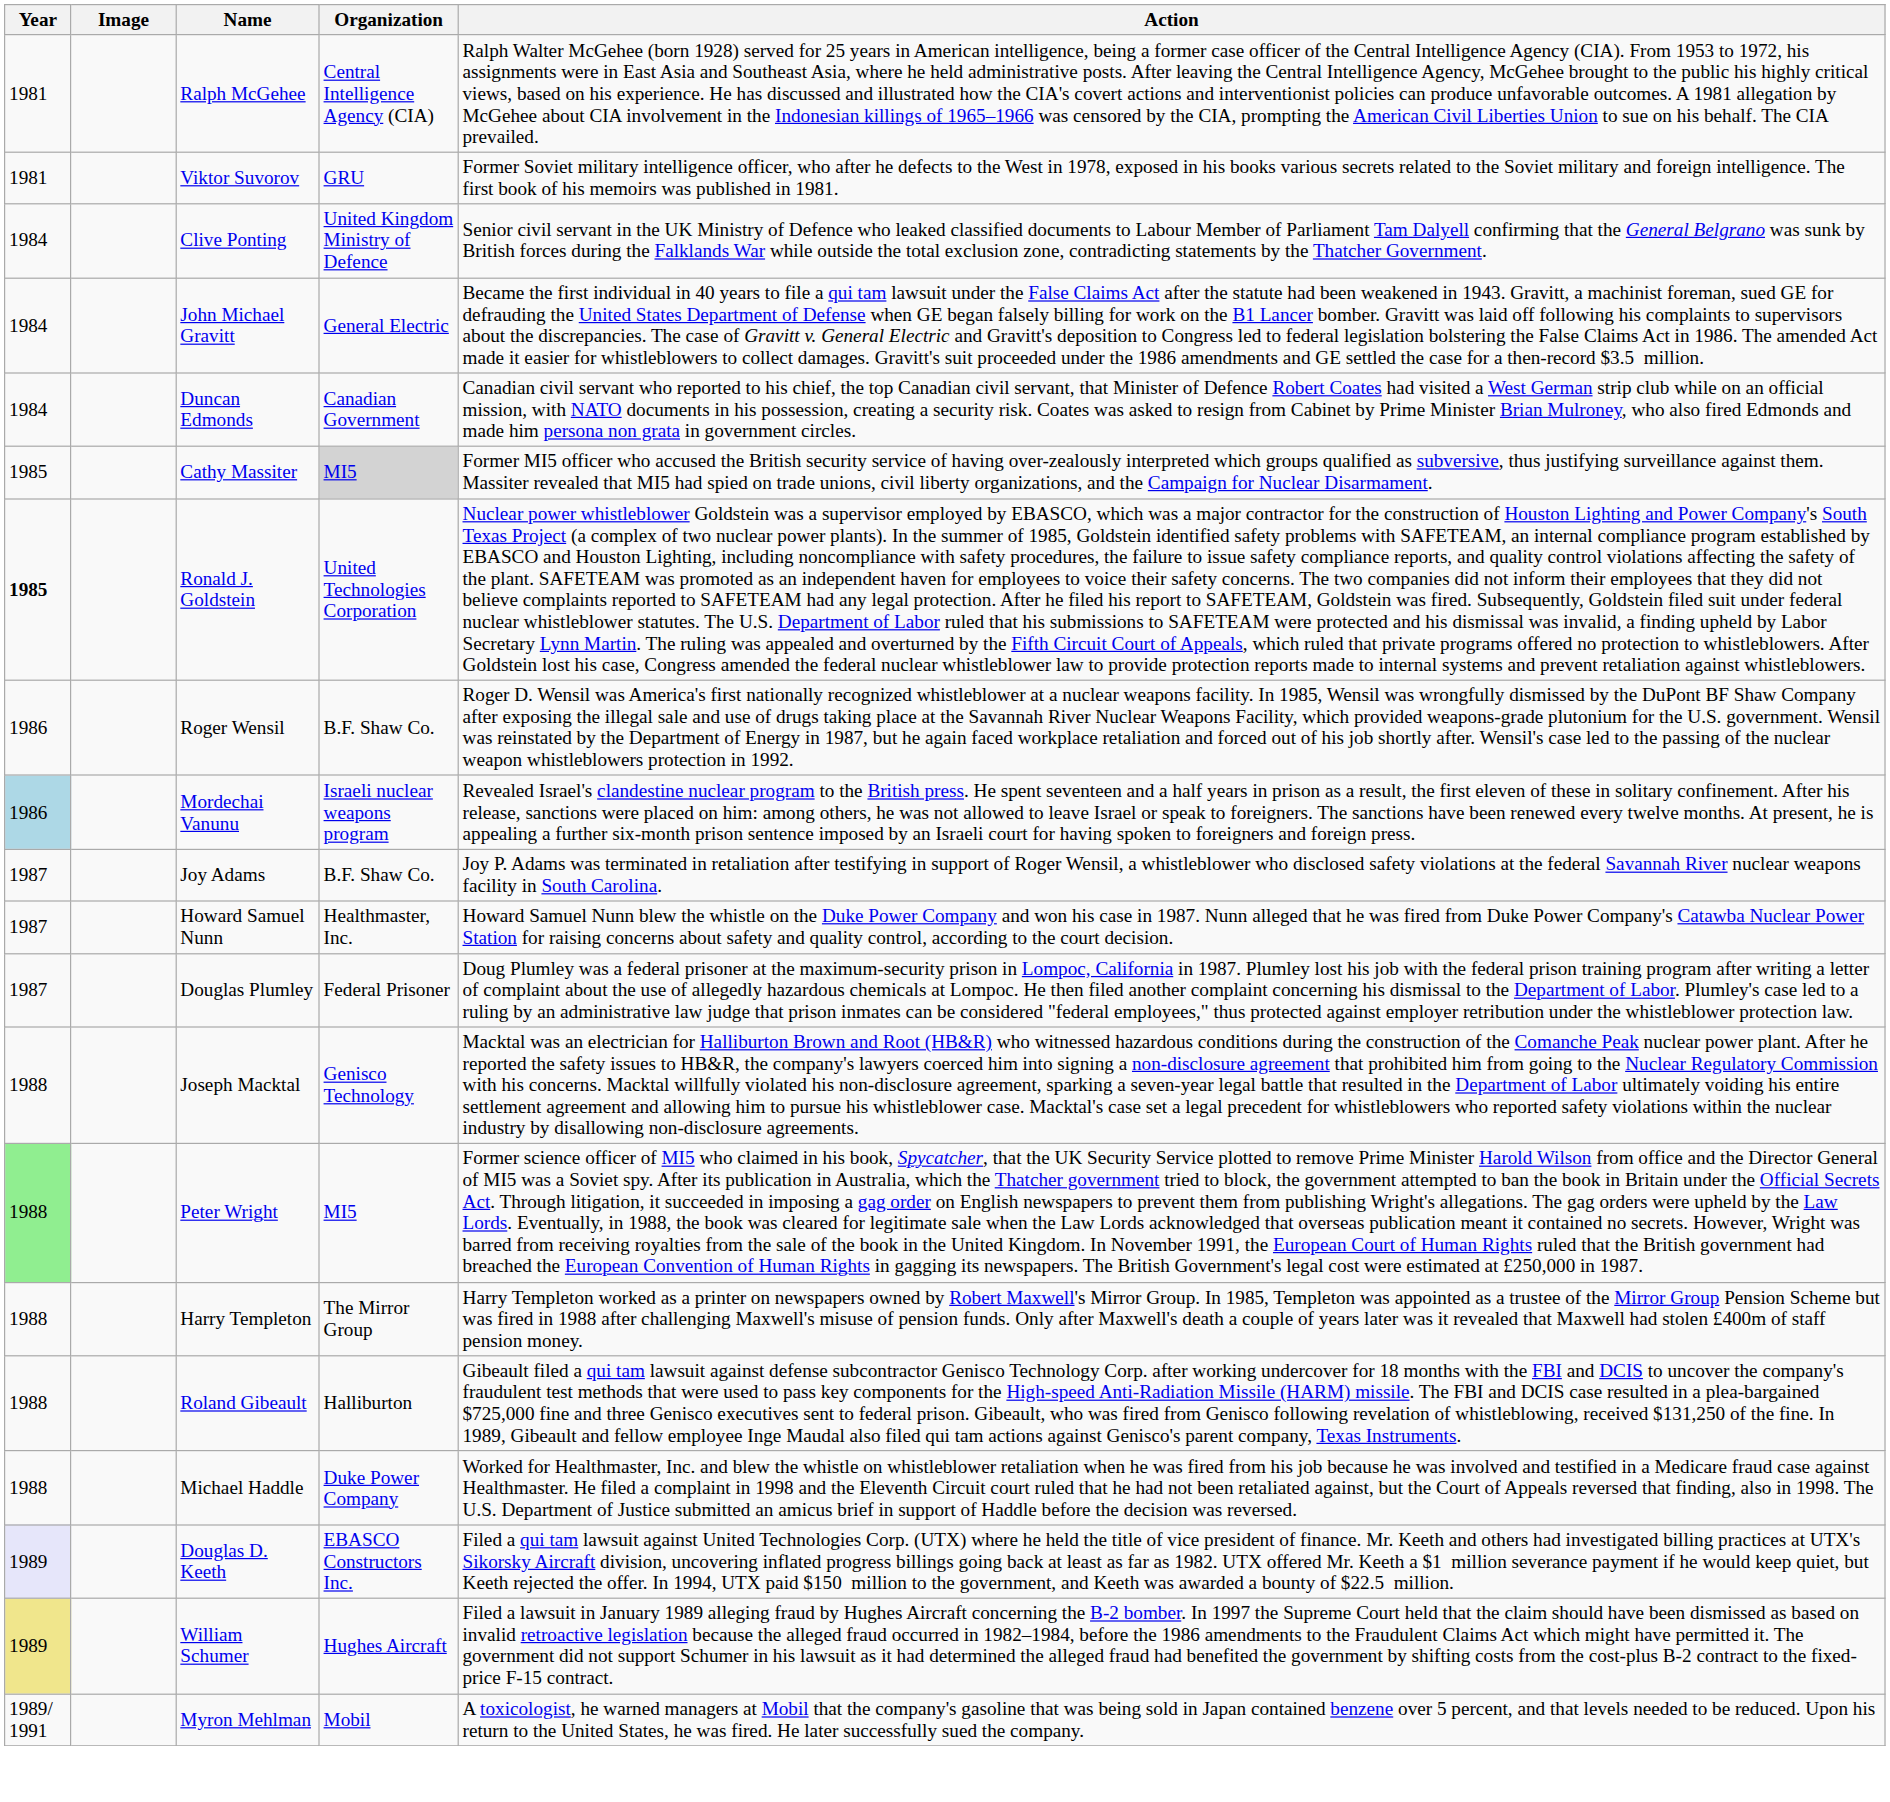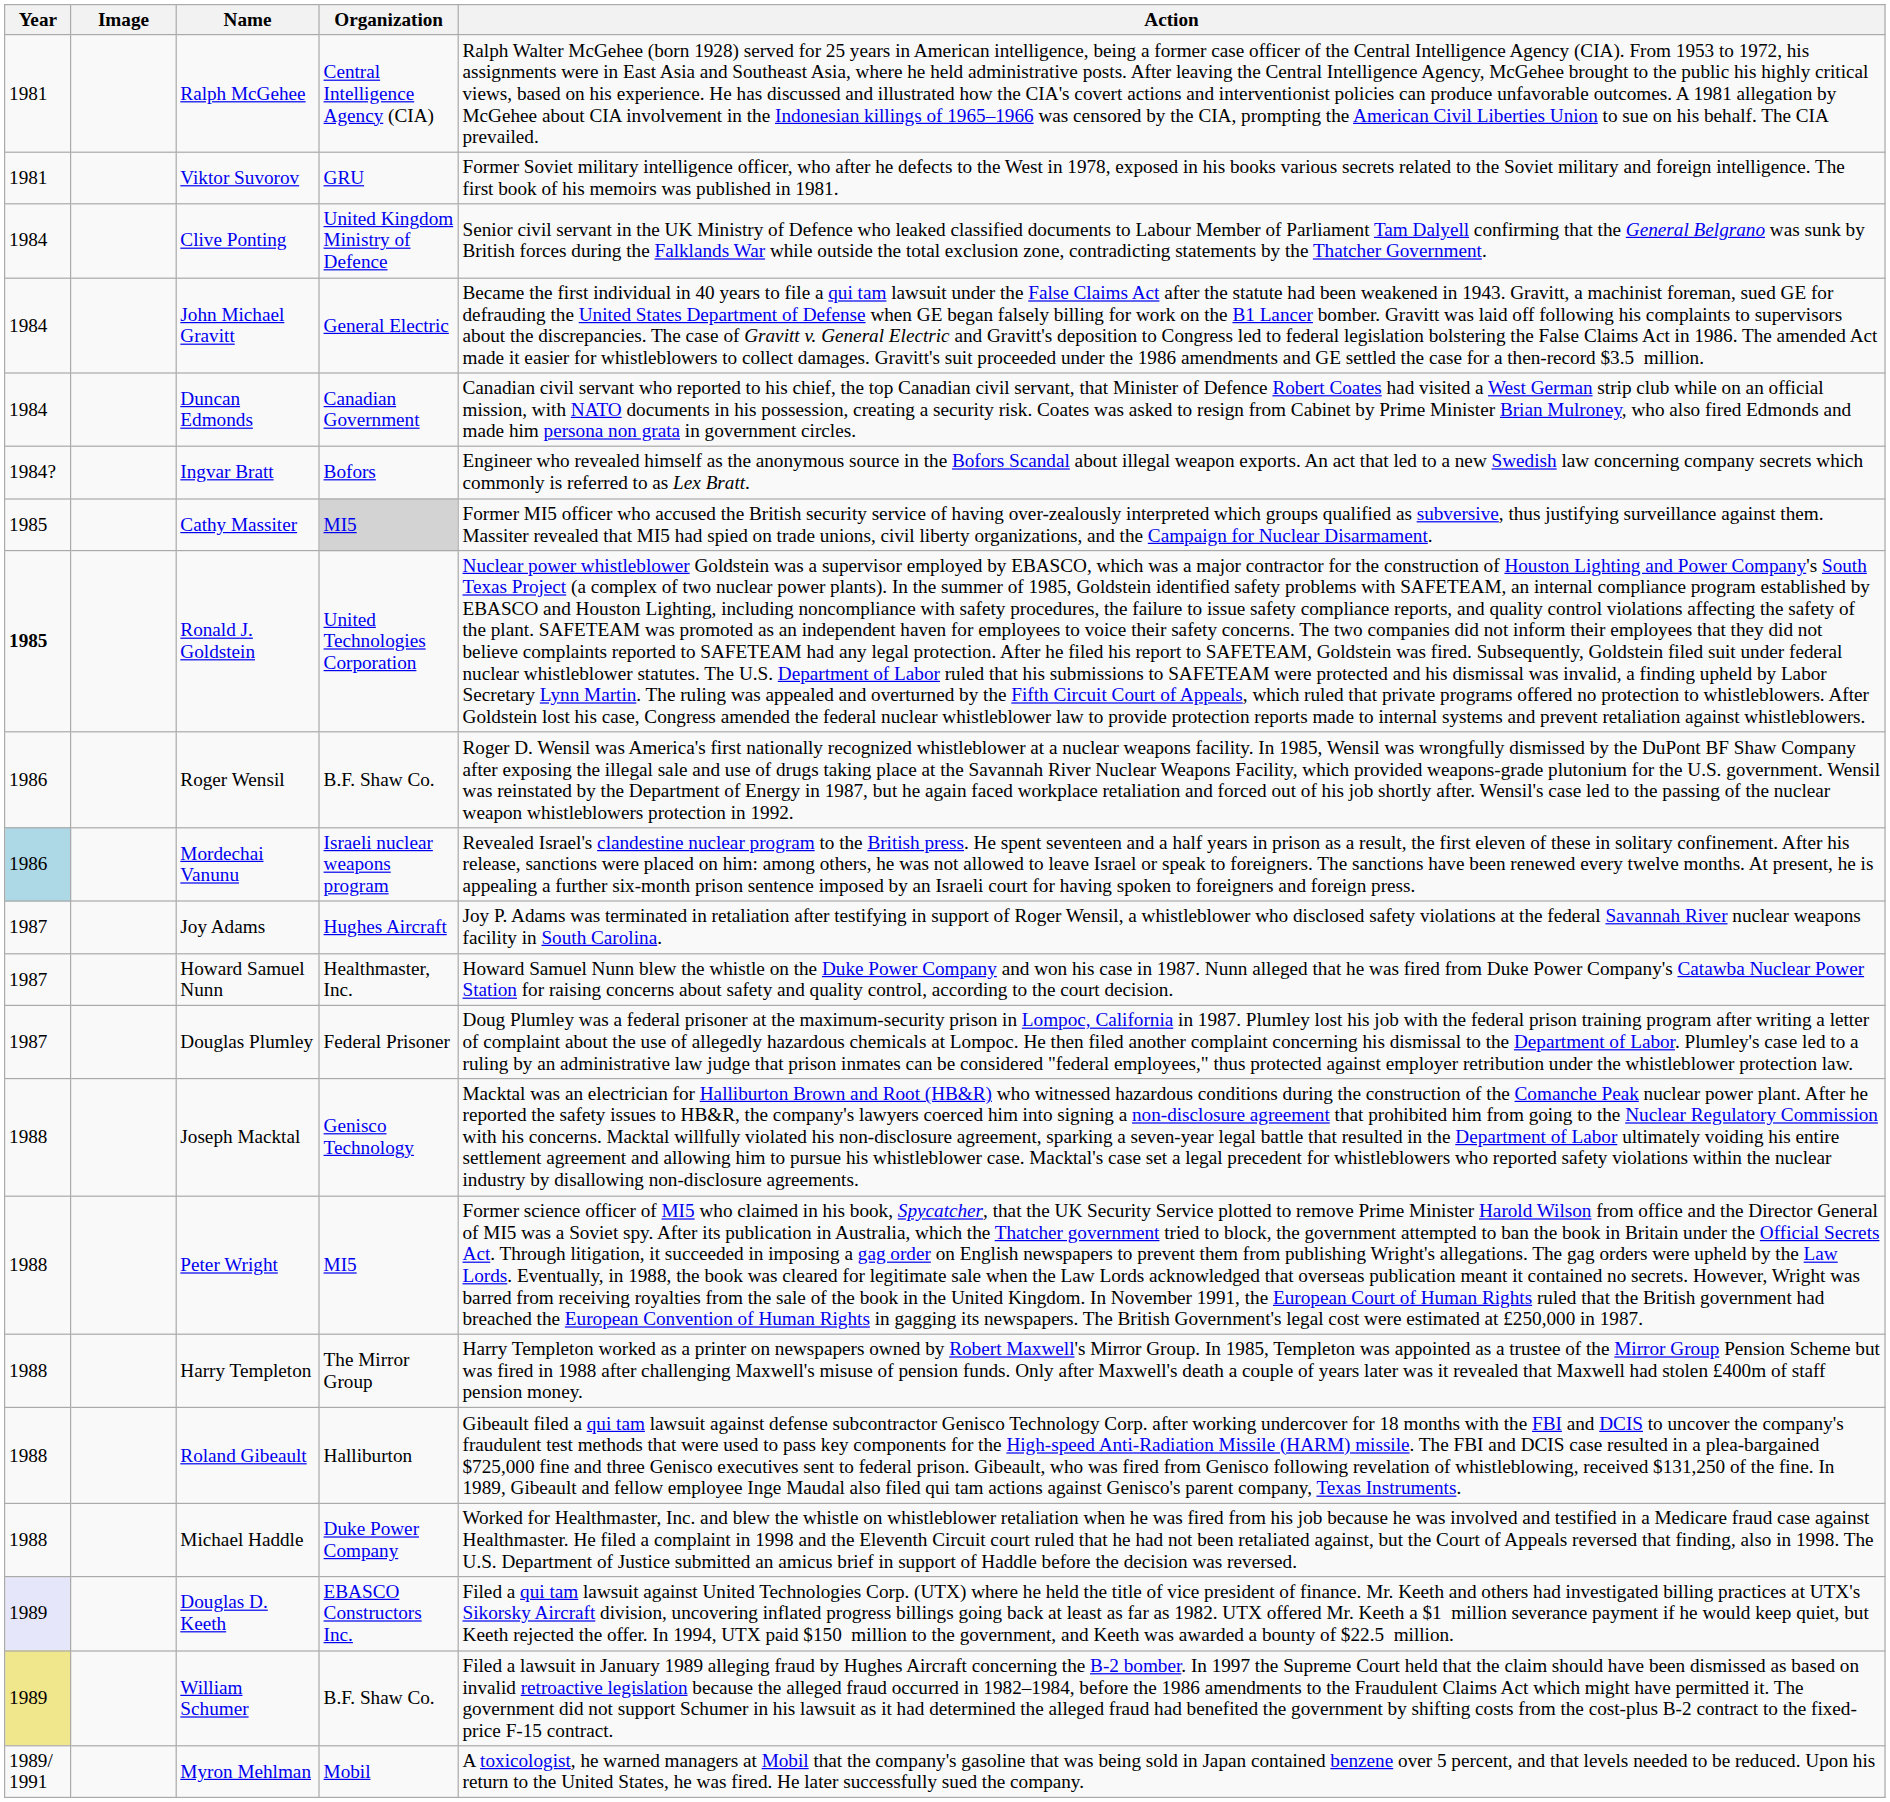+ row: (227, 472)
(379, 875) B.F. Shaw Co. -> (385, 927) Hughes Aircraft
(28, 1212) lightgreen background -> (28, 1264) no background
(385, 1645) Hughes Aircraft -> (379, 1697) B.F. Shaw Co.
